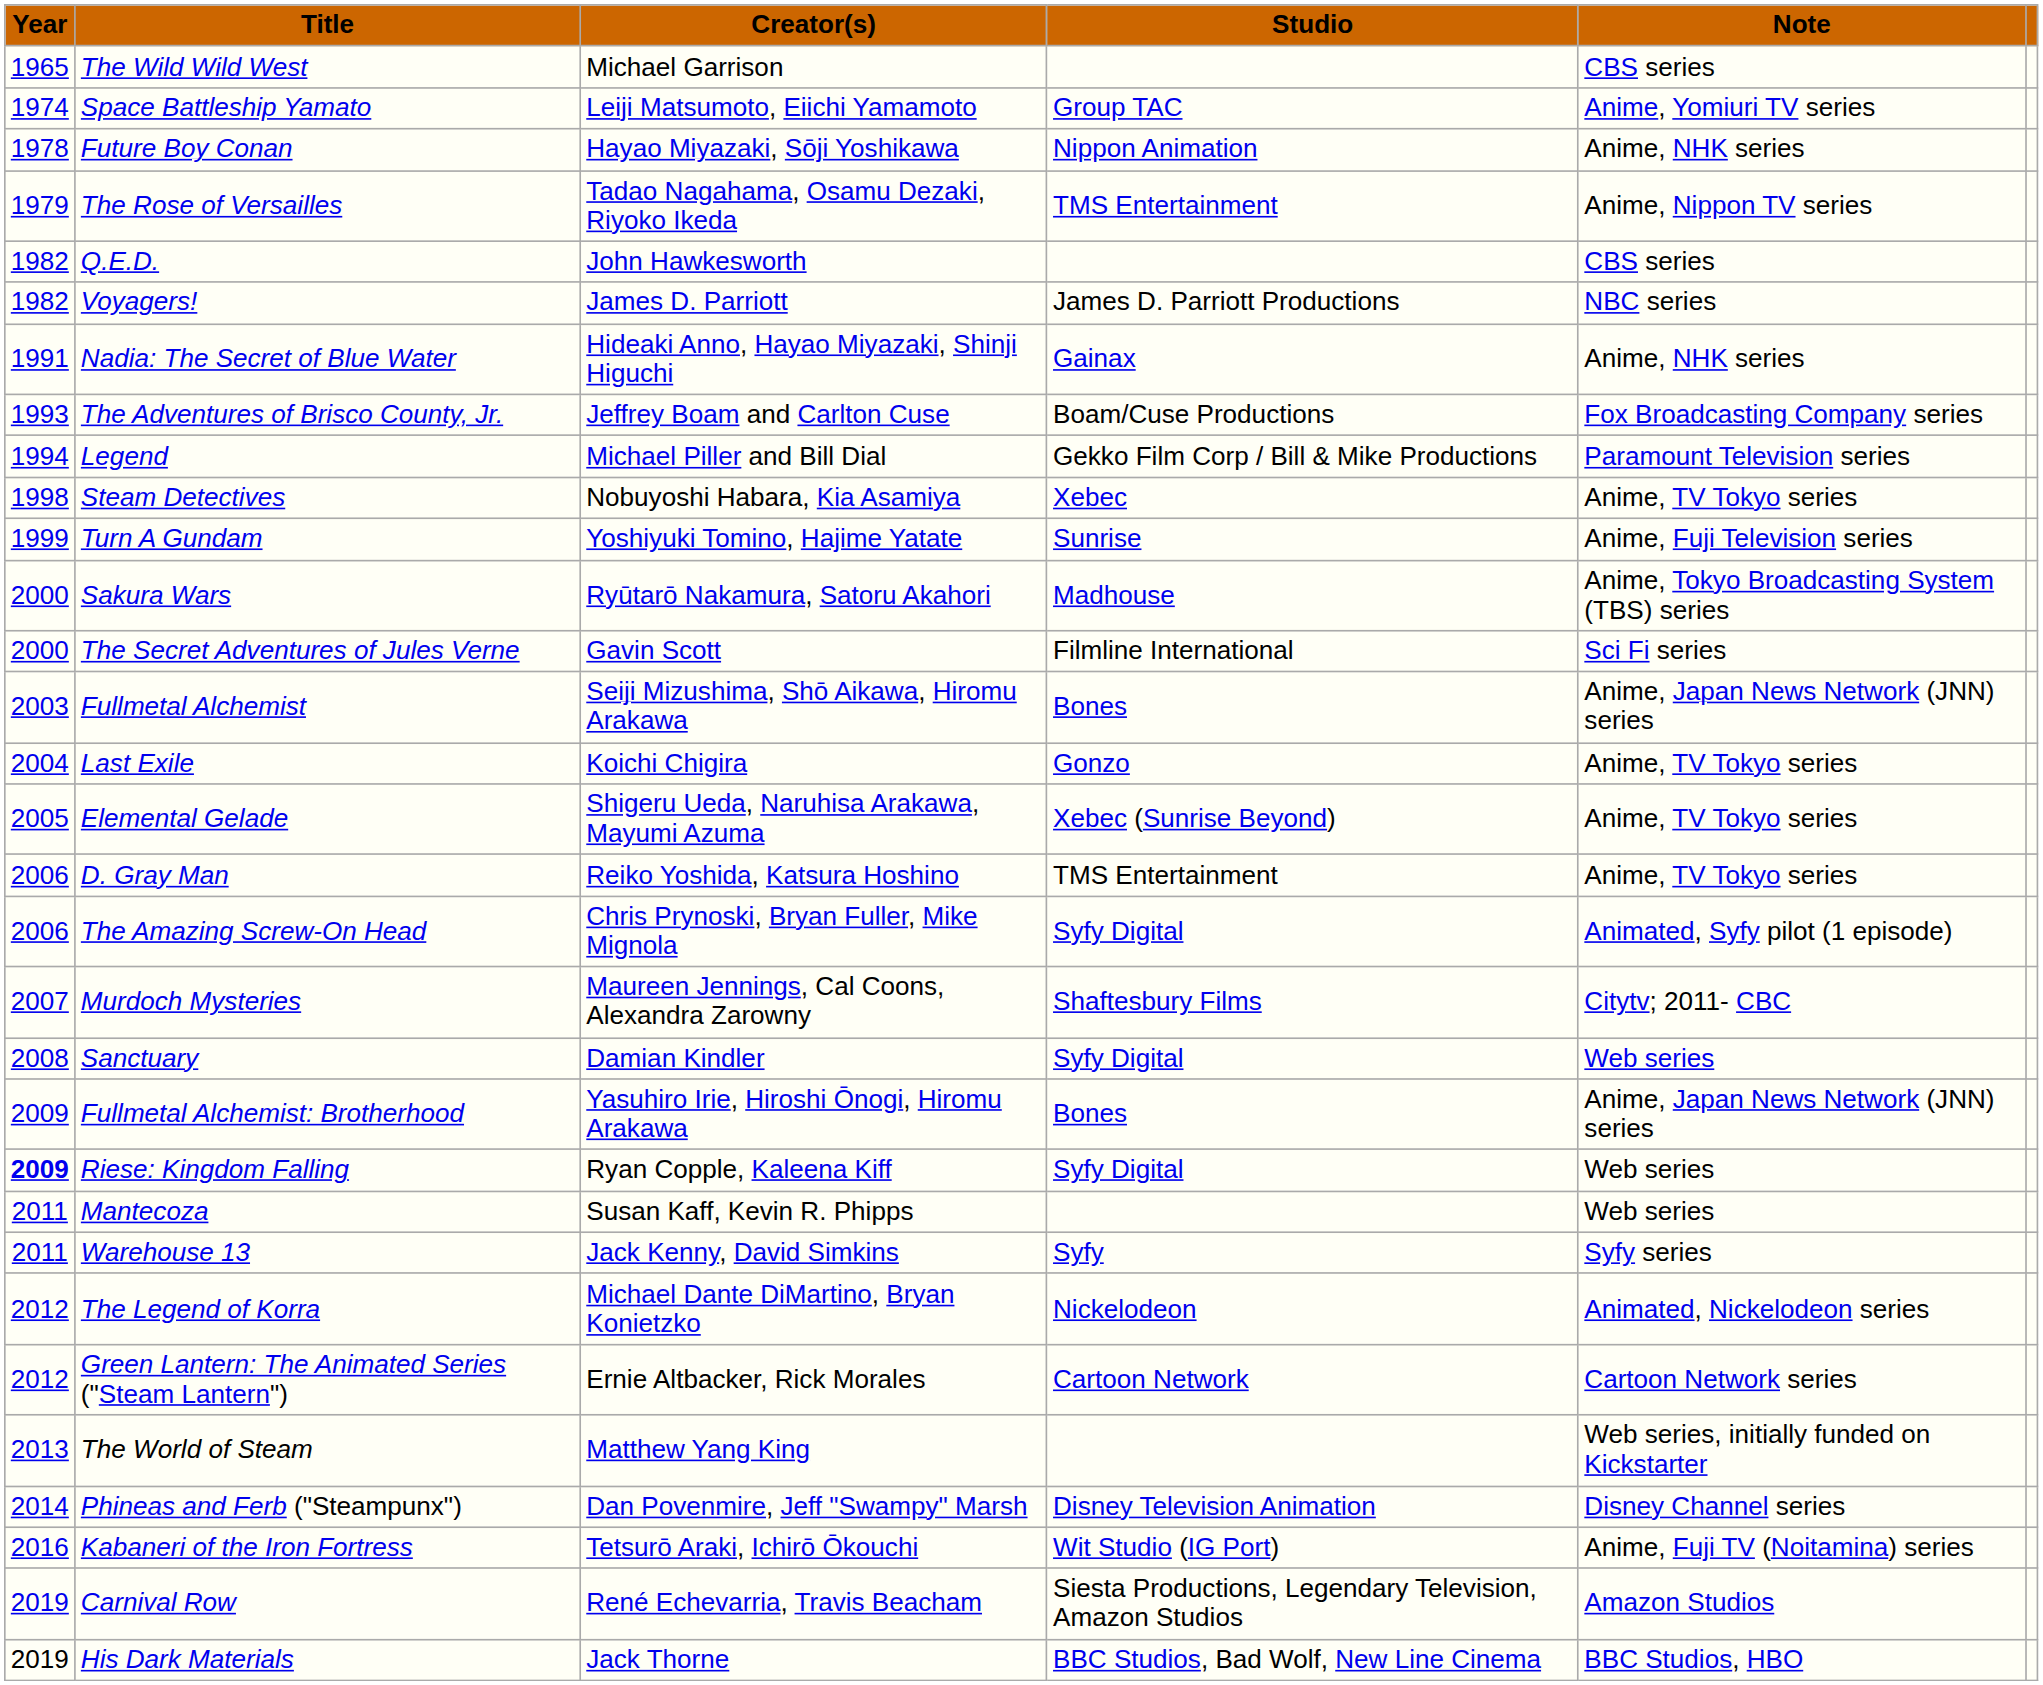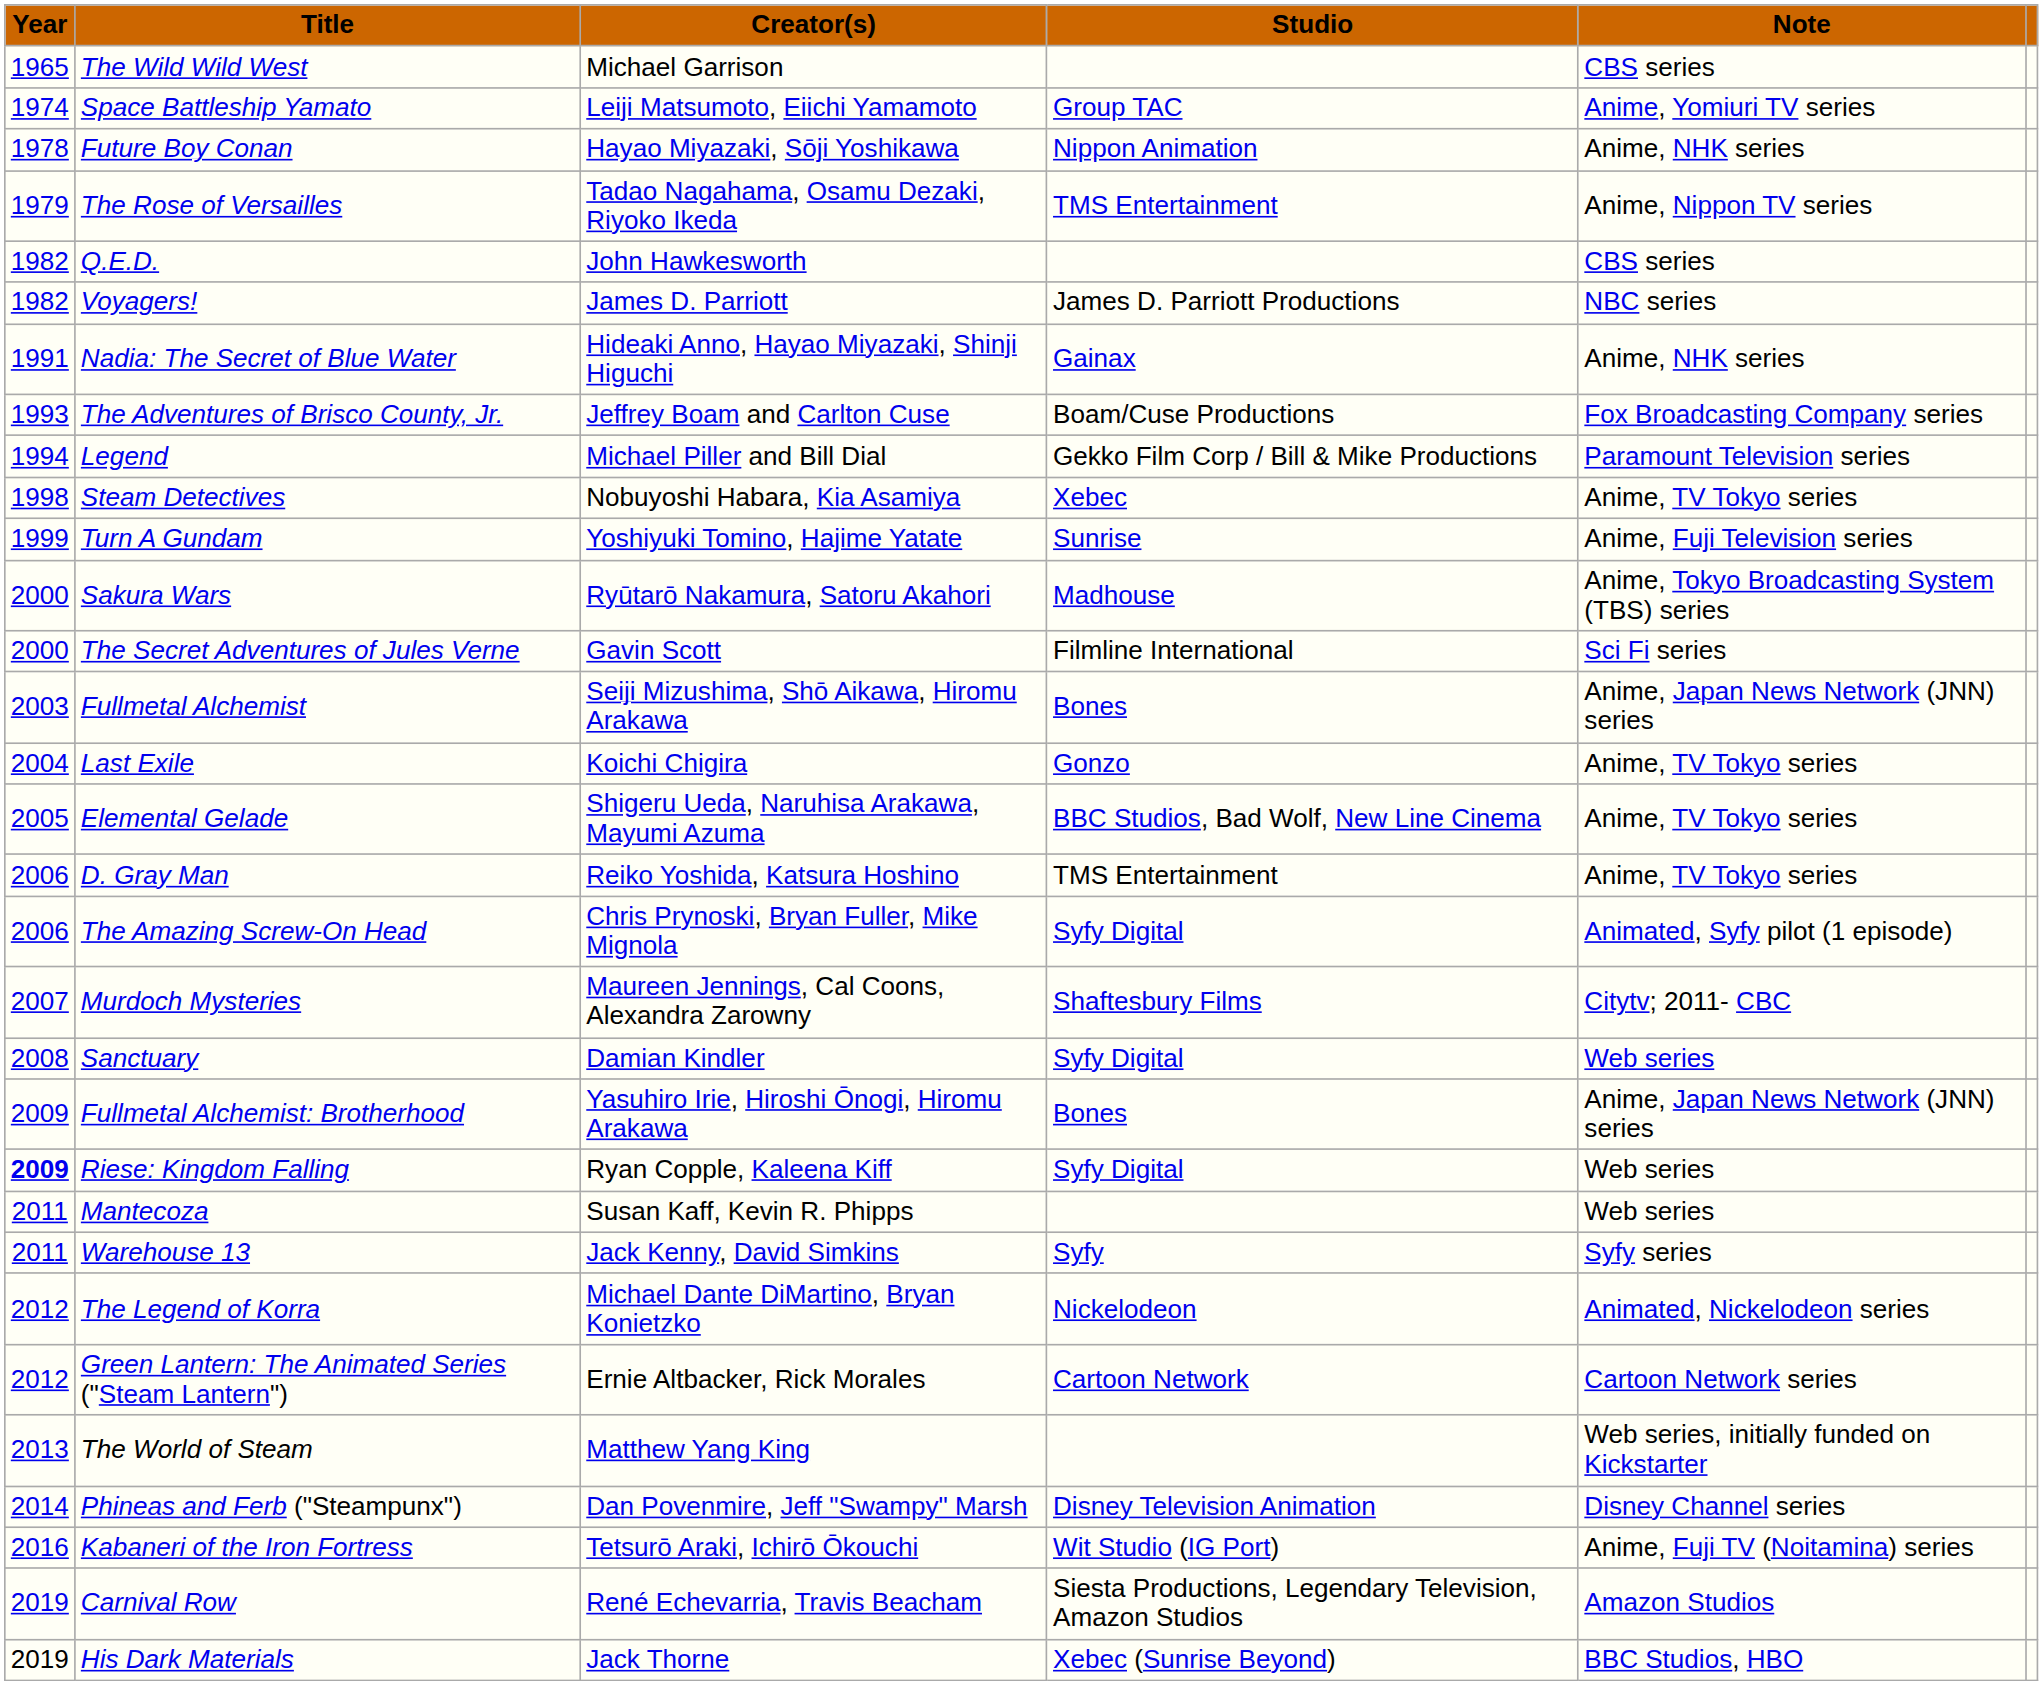(1194, 818) Xebec (Sunrise Beyond) -> (1297, 818) BBC Studios, Bad Wolf, New Line Cinema
(1297, 1659) BBC Studios, Bad Wolf, New Line Cinema -> (1194, 1659) Xebec (Sunrise Beyond)
